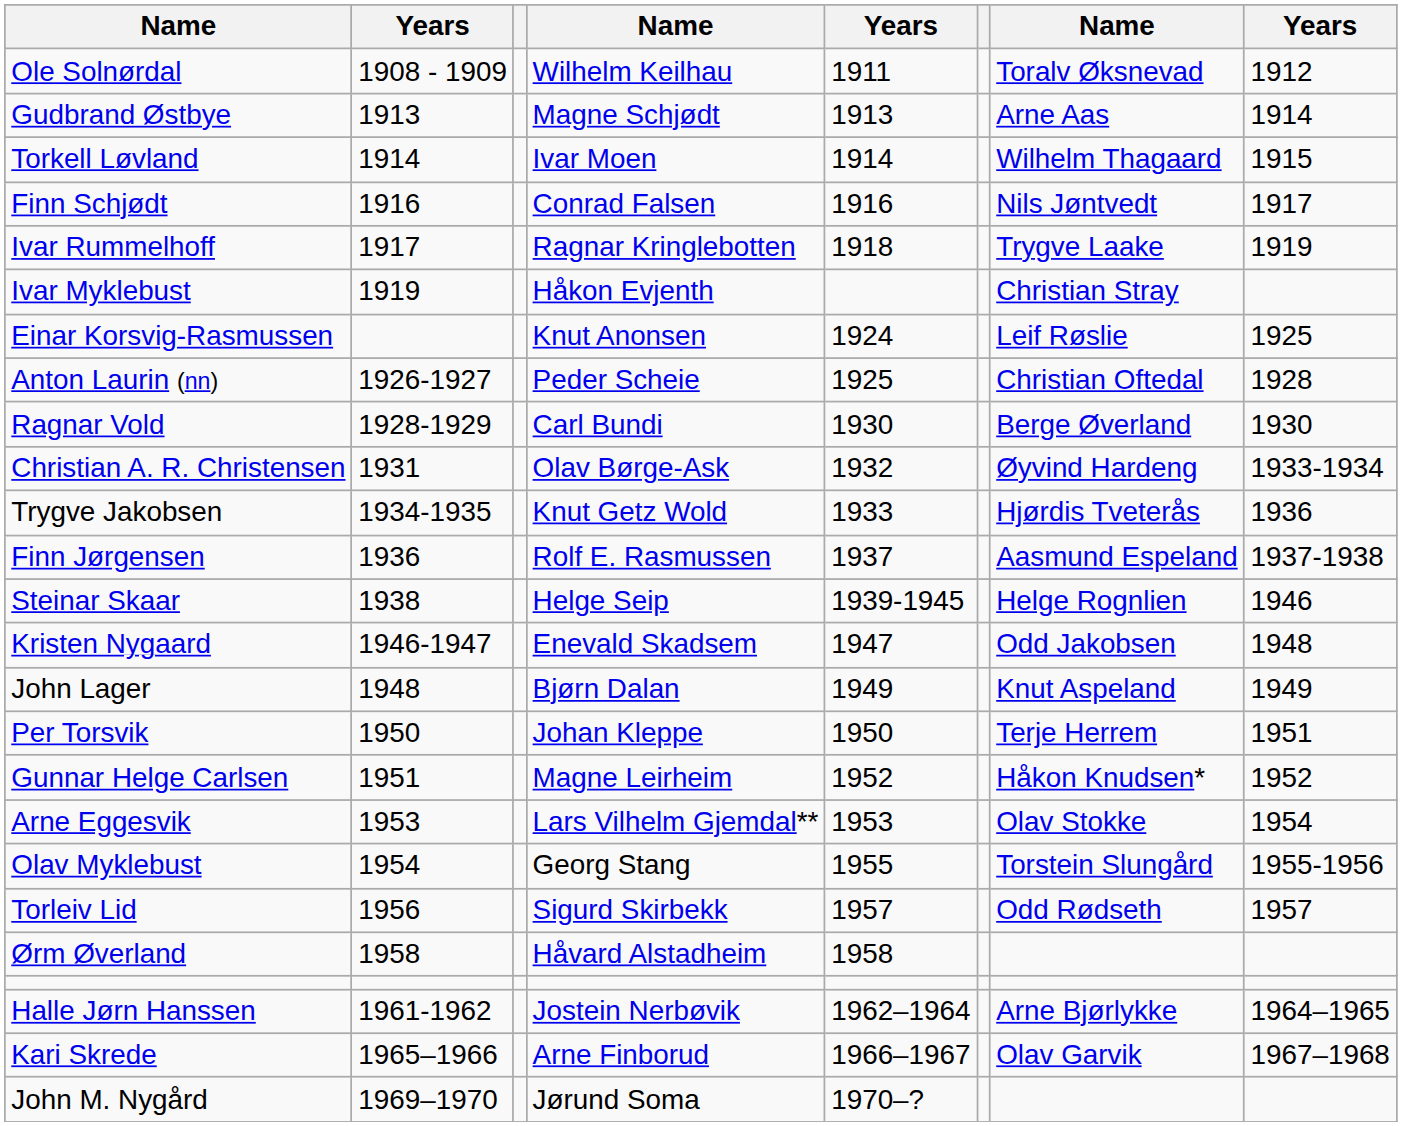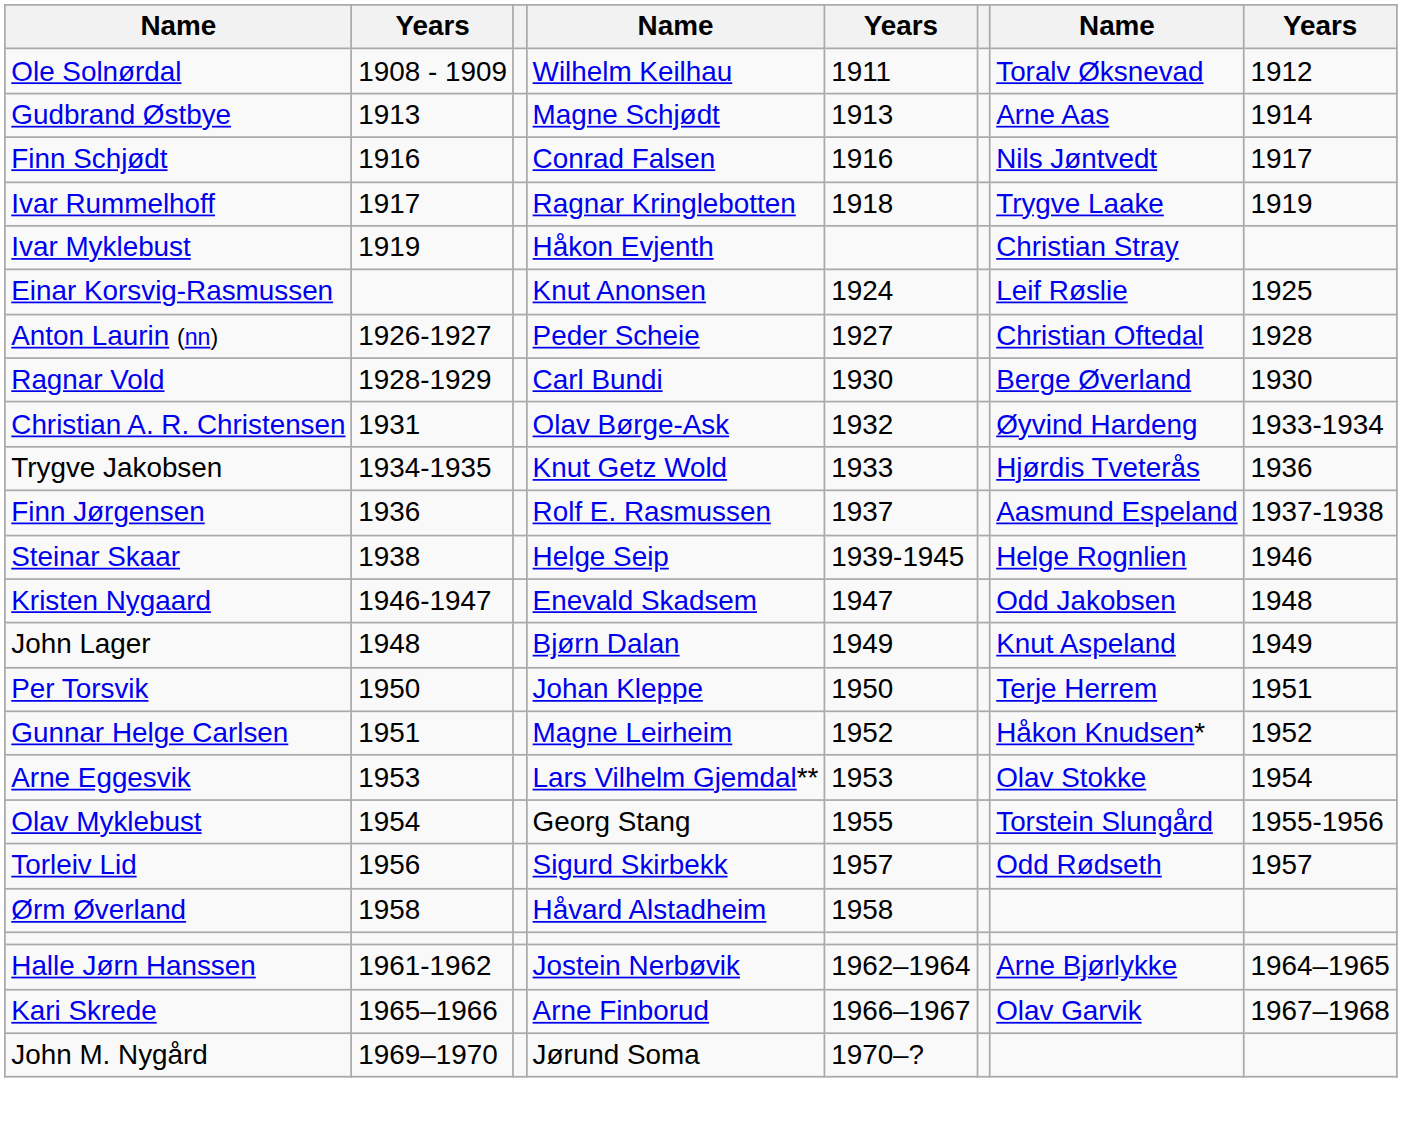- row: (105, 159)
(862, 379) 1925 -> (862, 335) 1927
